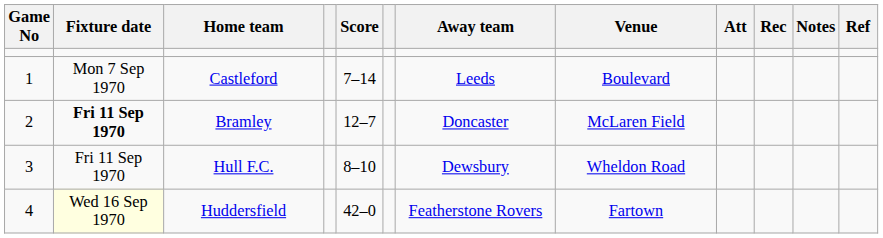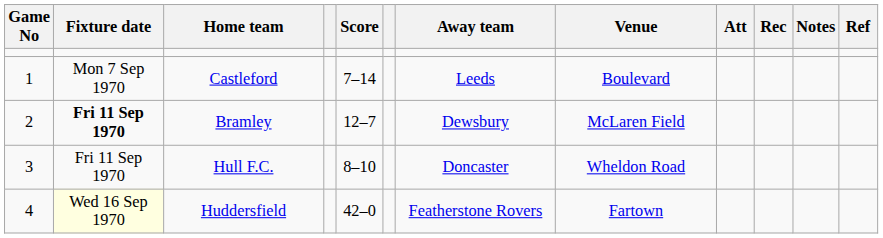(475, 122) Doncaster -> (475, 122) Dewsbury
(475, 166) Dewsbury -> (475, 166) Doncaster
